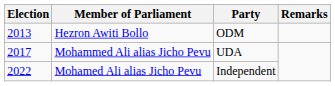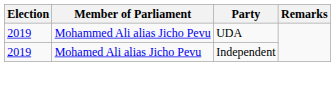- row: (101, 33)
(19, 52) 2017 -> (19, 33) 2019
(19, 71) 2022 -> (19, 52) 2019
